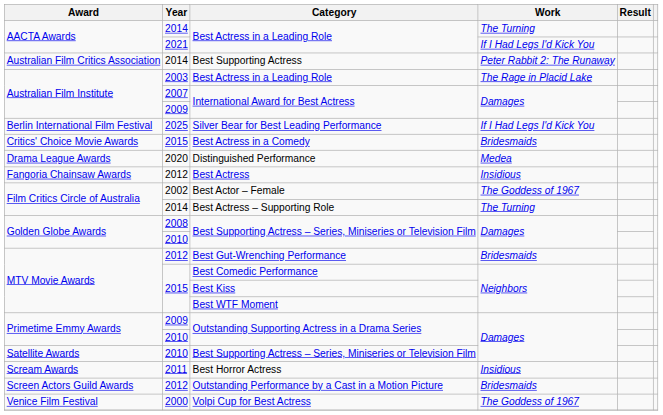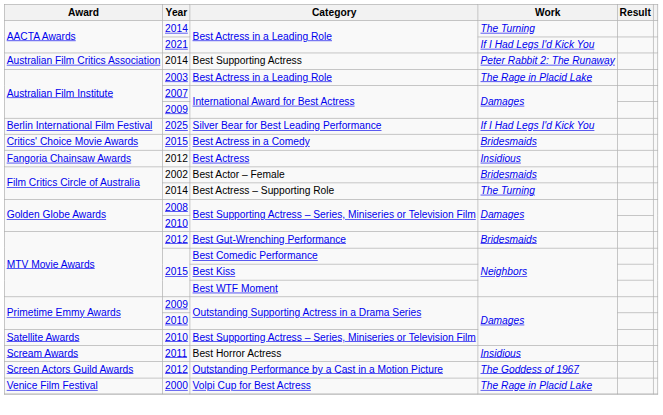- row: (176, 158)
(530, 191) The Goddess of 1967 -> (509, 175) Bridesmaids
(509, 386) Bridesmaids -> (530, 369) The Goddess of 1967
(530, 402) The Goddess of 1967 -> (536, 386) The Rage in Placid Lake
